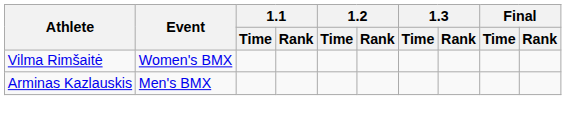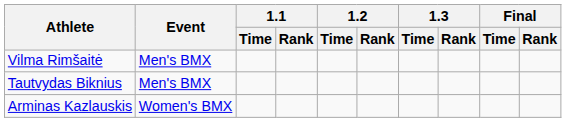(186, 61) Women's BMX -> (175, 61) Men's BMX
+ row: (65, 84)
(175, 84) Men's BMX -> (186, 106) Women's BMX
